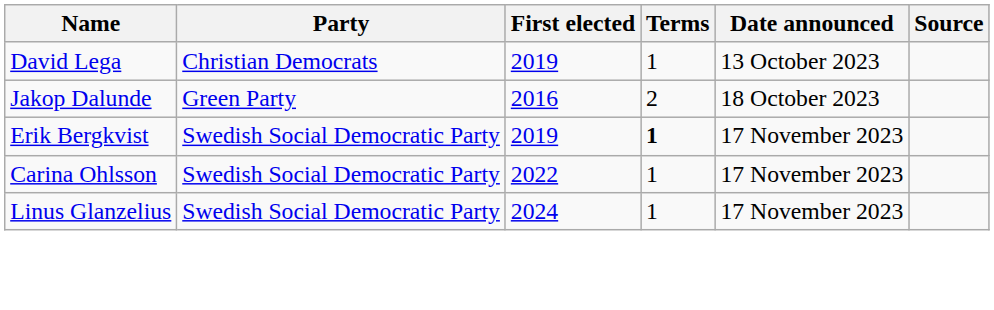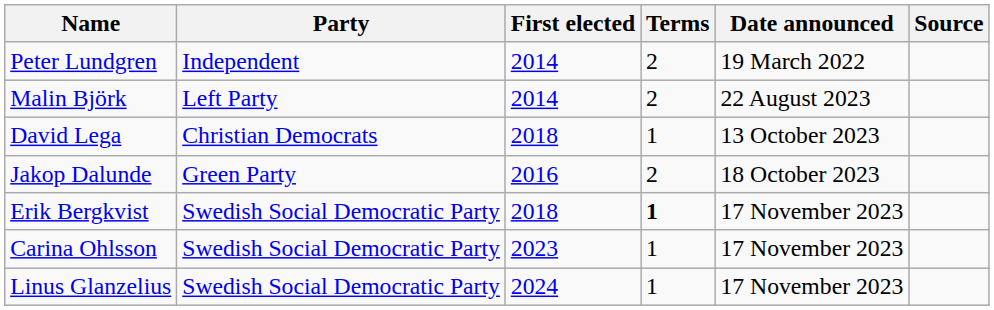+ row: (84, 60)
+ row: (68, 98)
(534, 60) 2019 -> (534, 135) 2018
(534, 135) 2019 -> (534, 211) 2018
(534, 173) 2022 -> (534, 248) 2023
